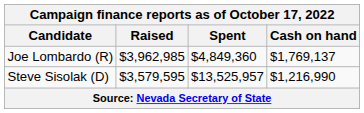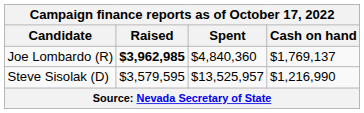(152, 56) normal -> (152, 56) bold
(224, 56) $4,849,360 -> (224, 56) $4,840,360
